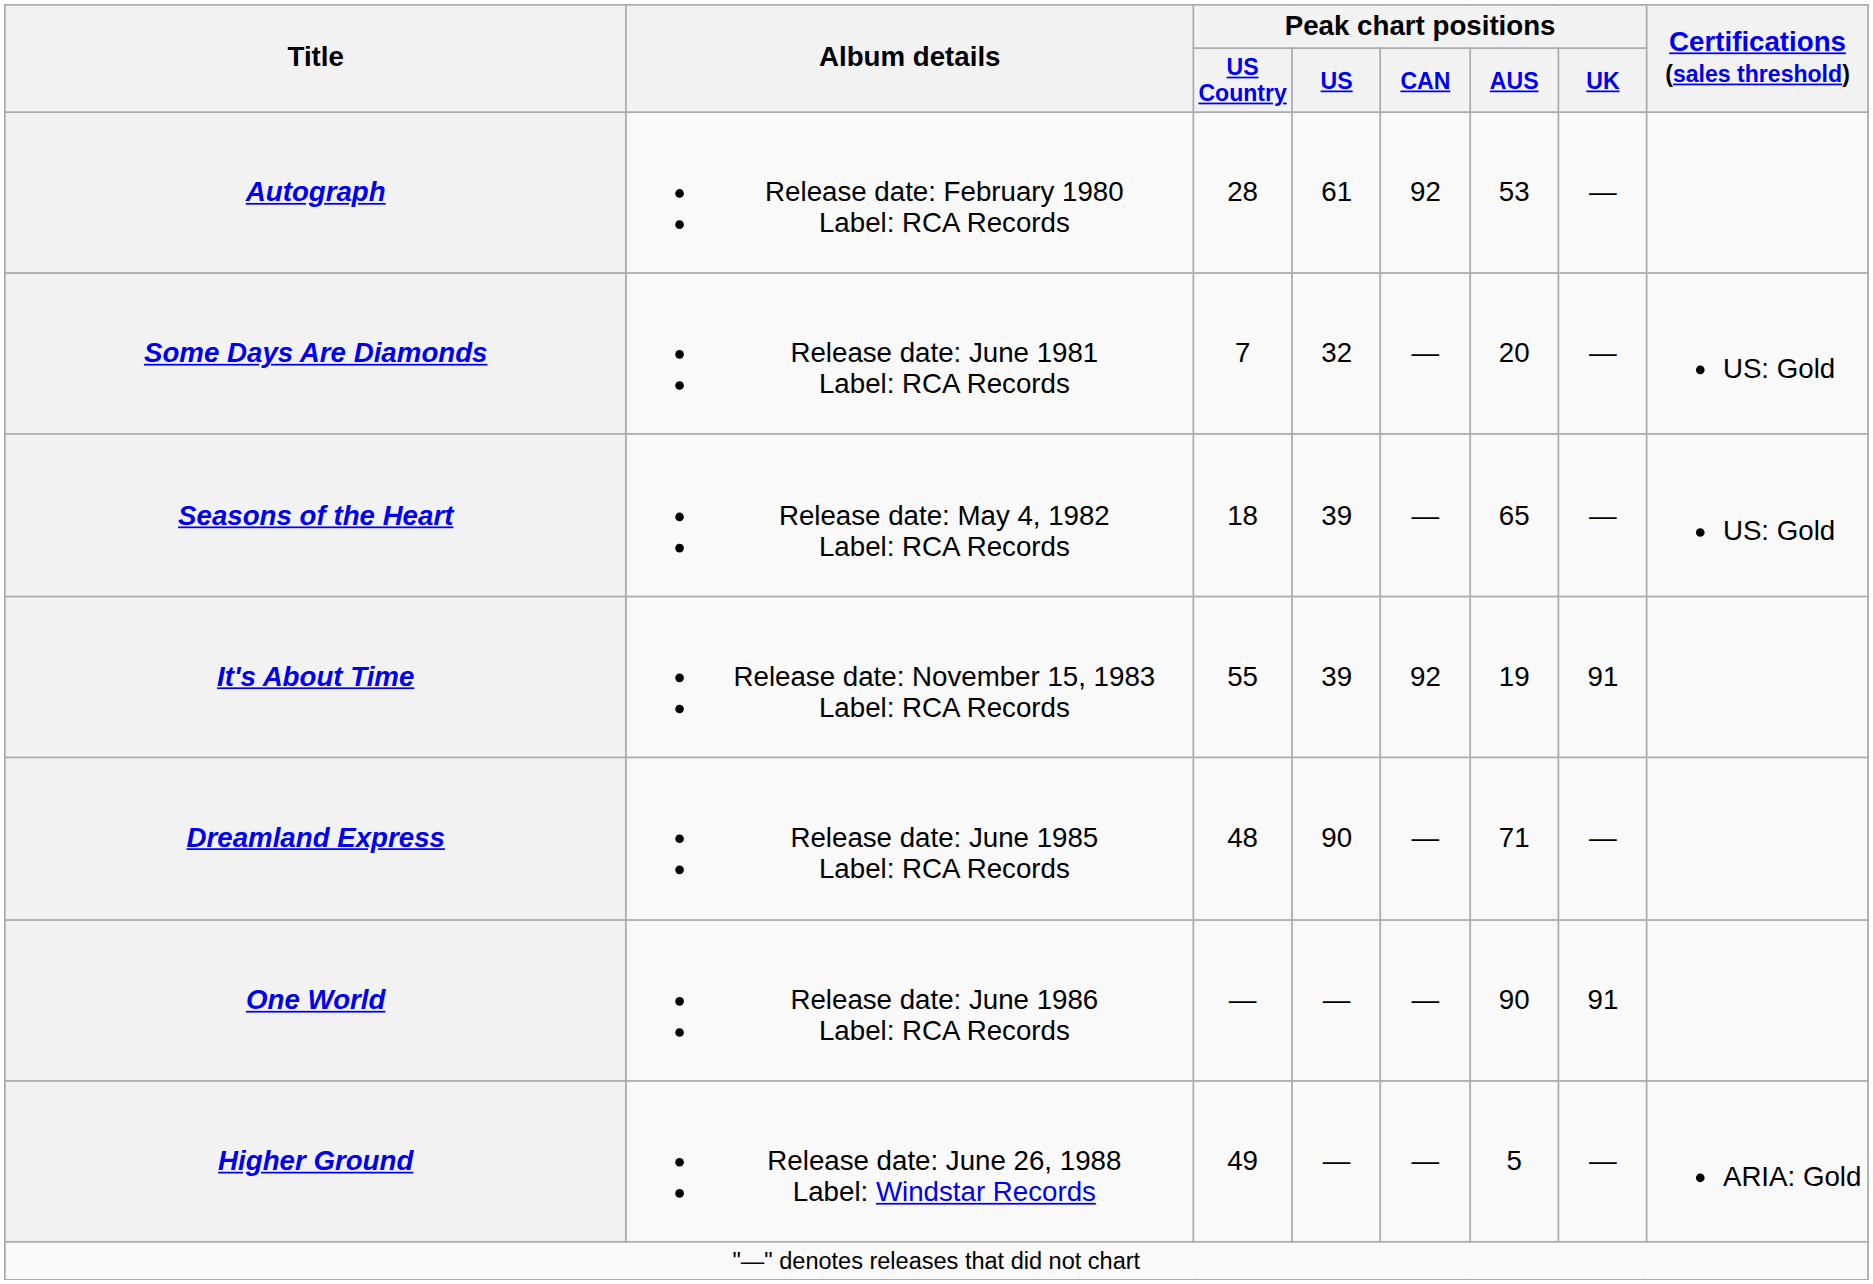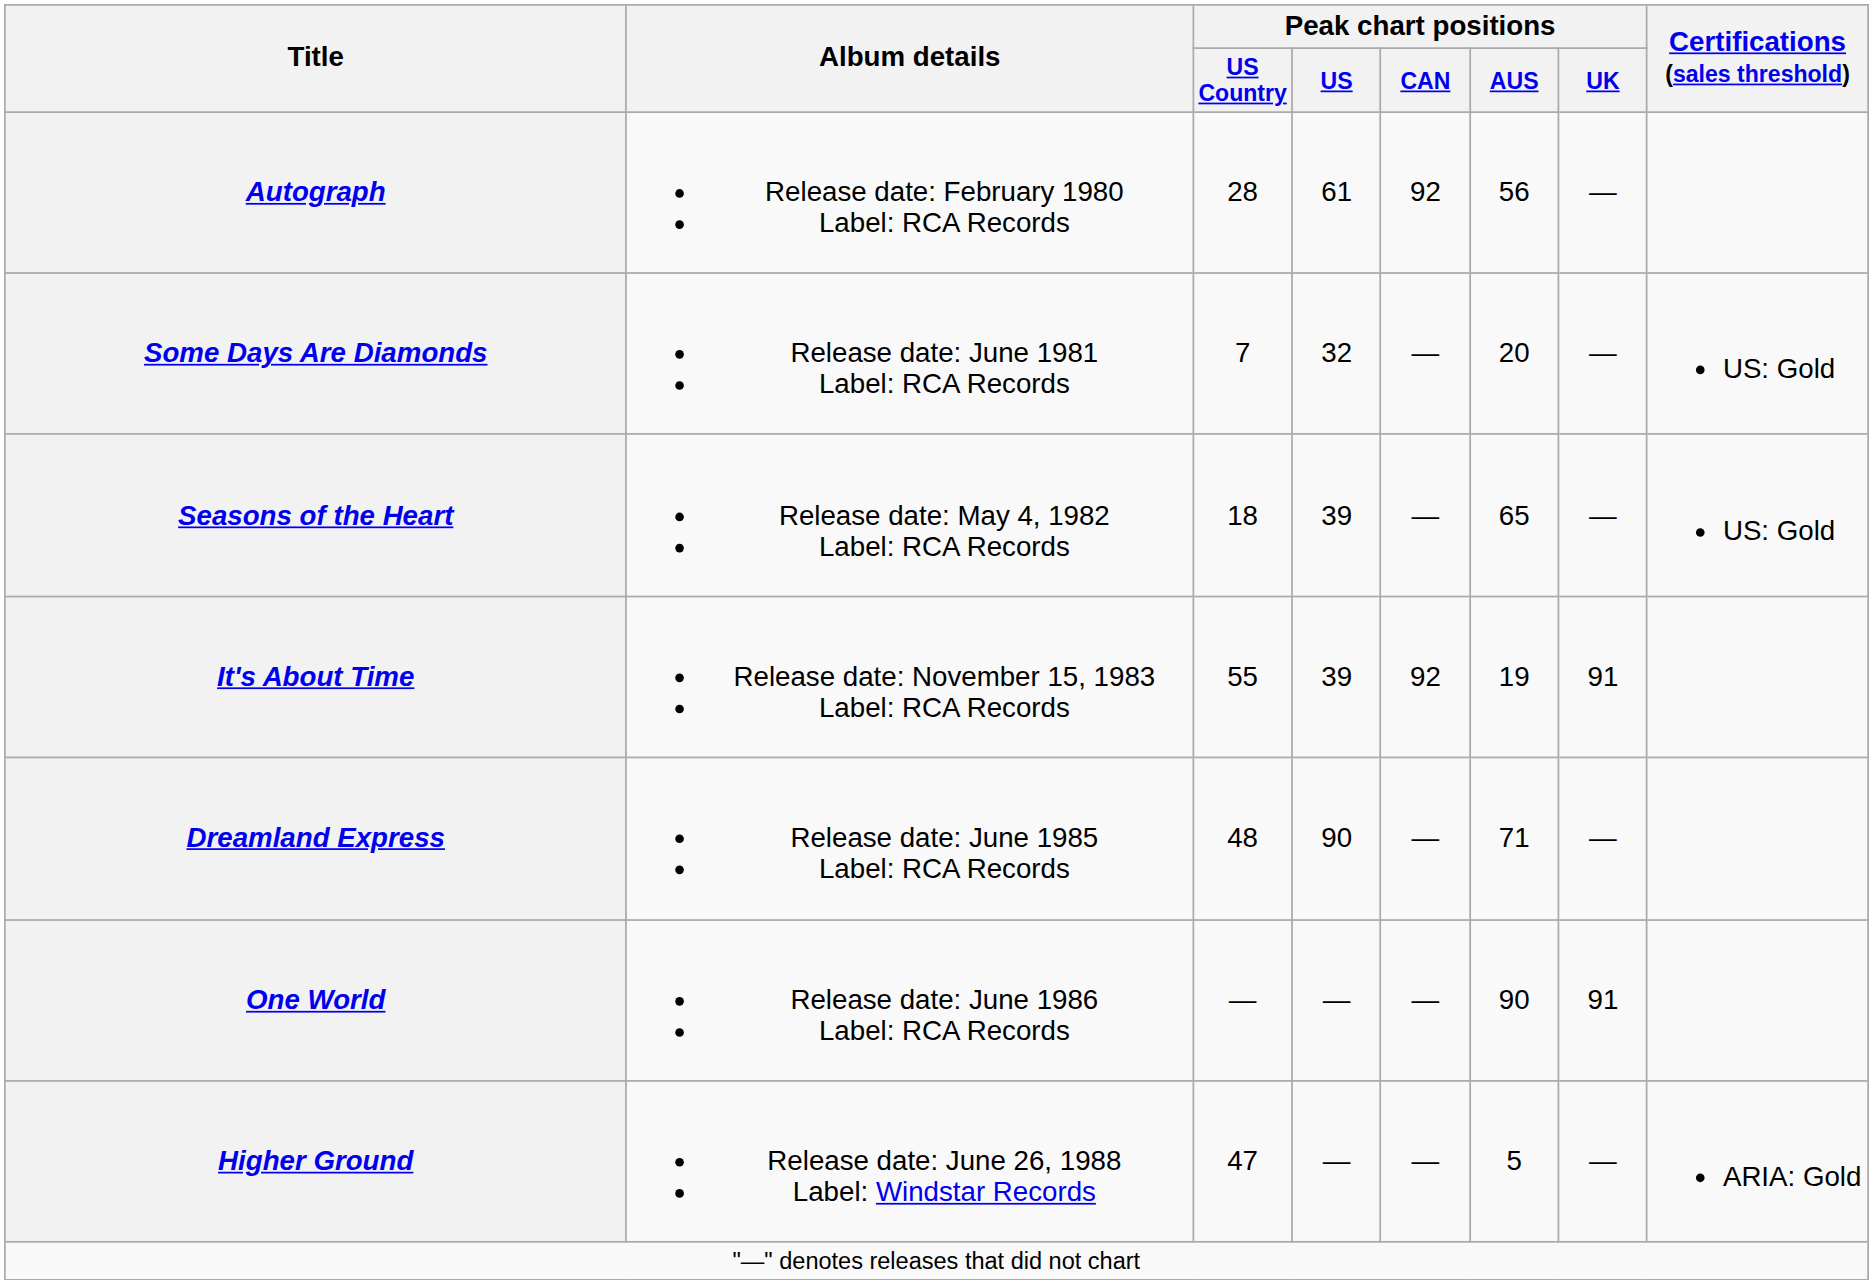(1514, 191) 53 -> (1514, 191) 56
(1243, 1161) 49 -> (1243, 1161) 47
